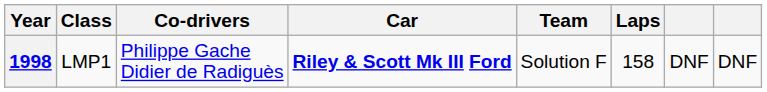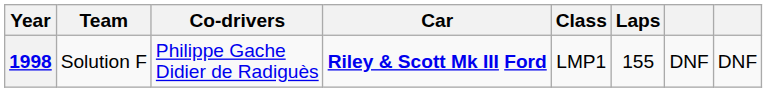columns swapped: (564, 20) <-> (86, 20)
(638, 61) 158 -> (638, 61) 155
